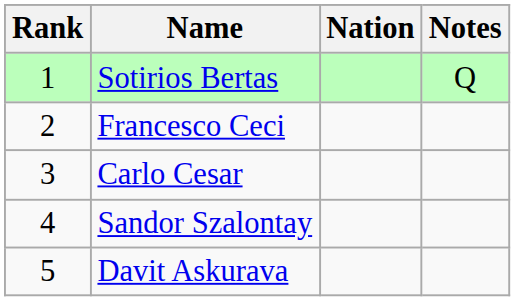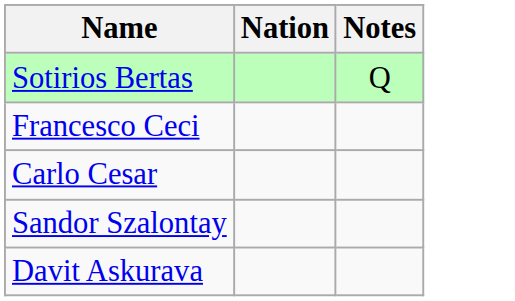- column: (48, 28)
